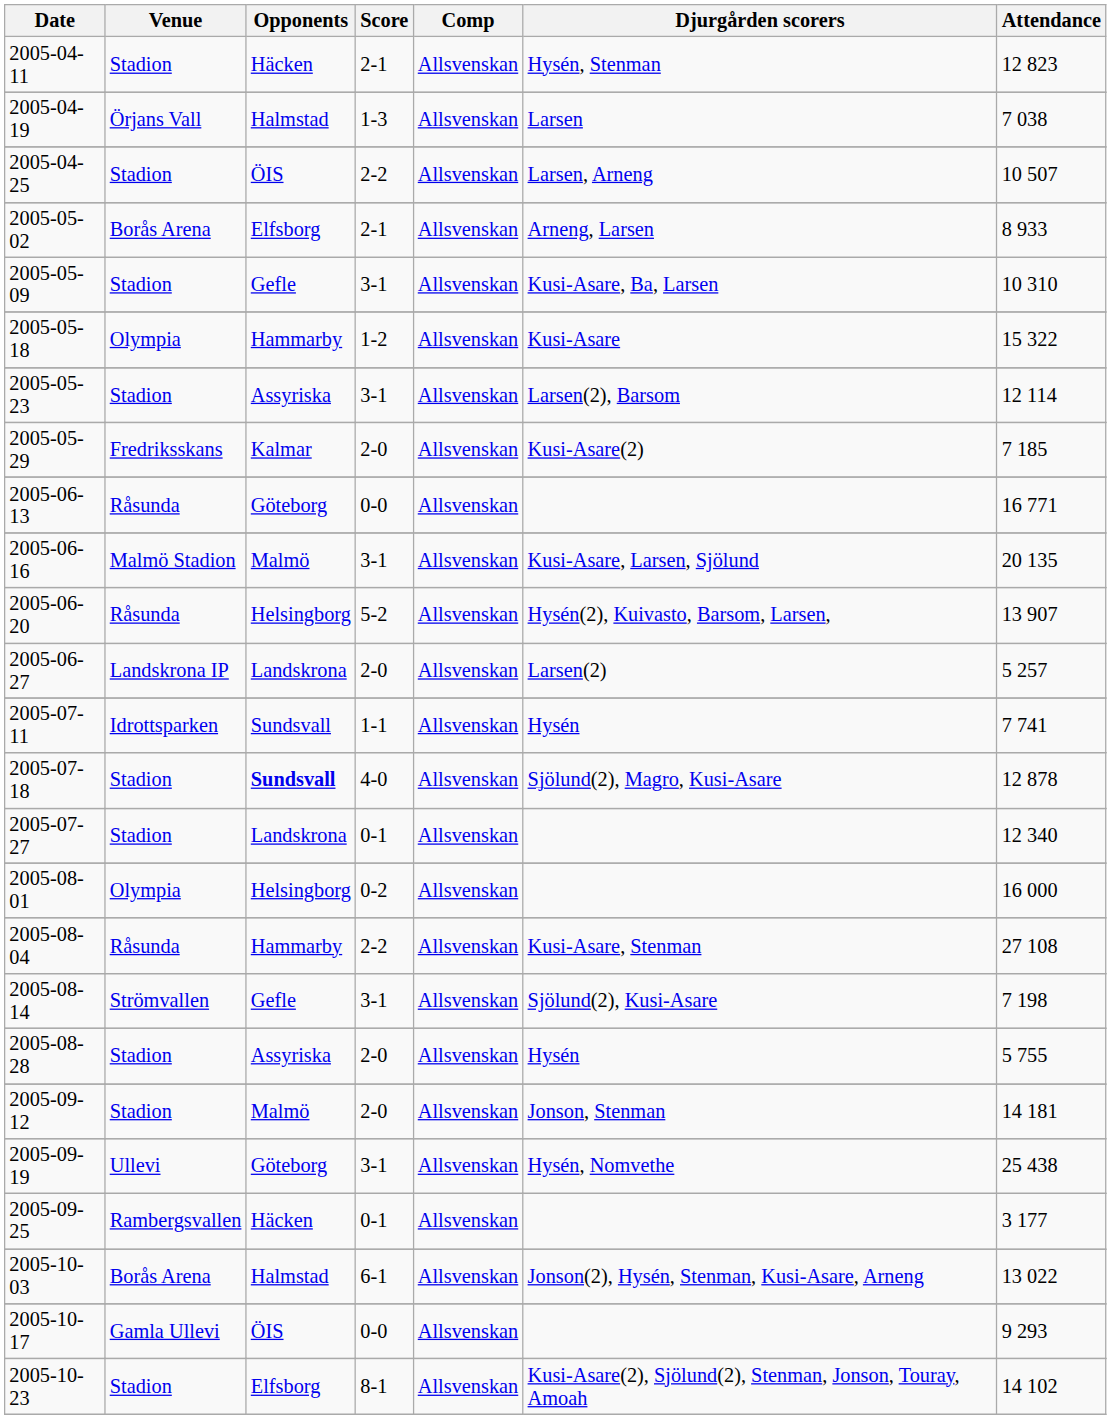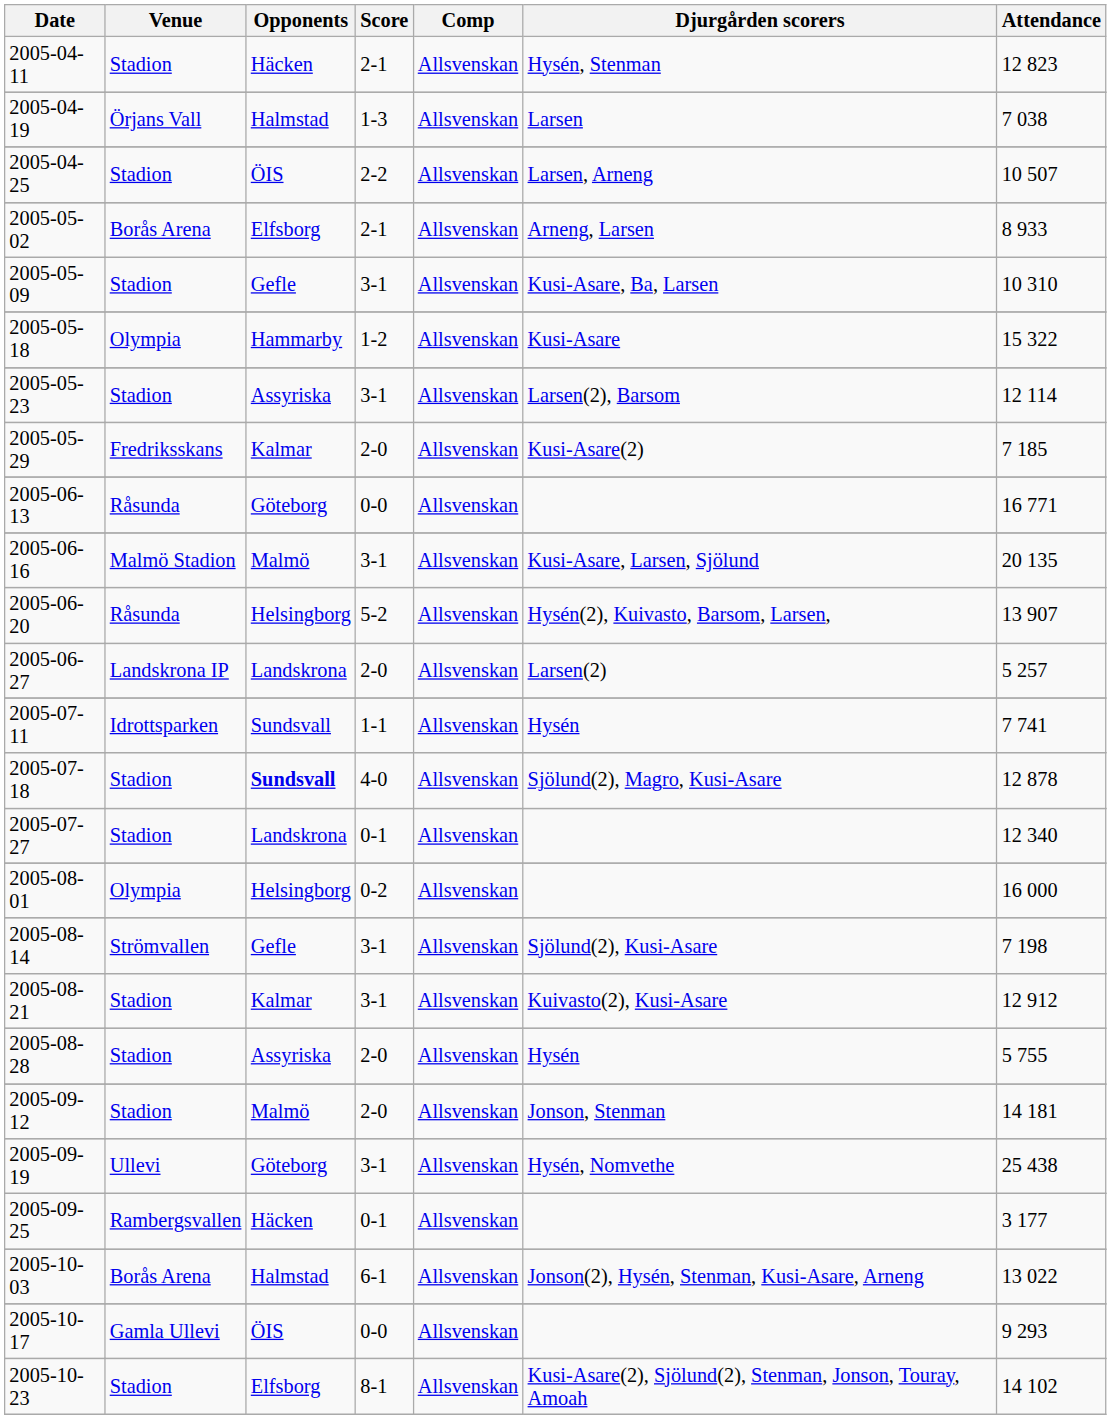- row: (47, 945)
+ row: (47, 1000)
